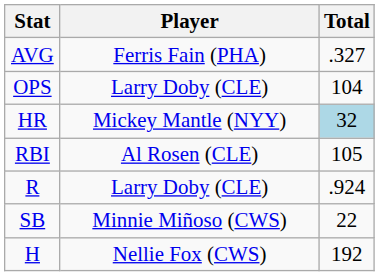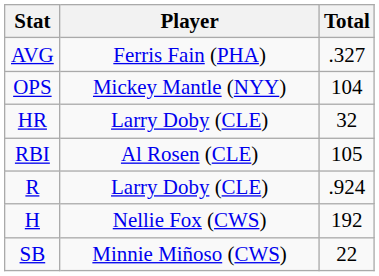(190, 87) Larry Doby (CLE) -> (190, 87) Mickey Mantle (NYY)
(190, 120) Mickey Mantle (NYY) -> (190, 120) Larry Doby (CLE)
(347, 120) lightblue background -> (347, 120) no background
rows swapped: (32, 253) <-> (32, 220)
